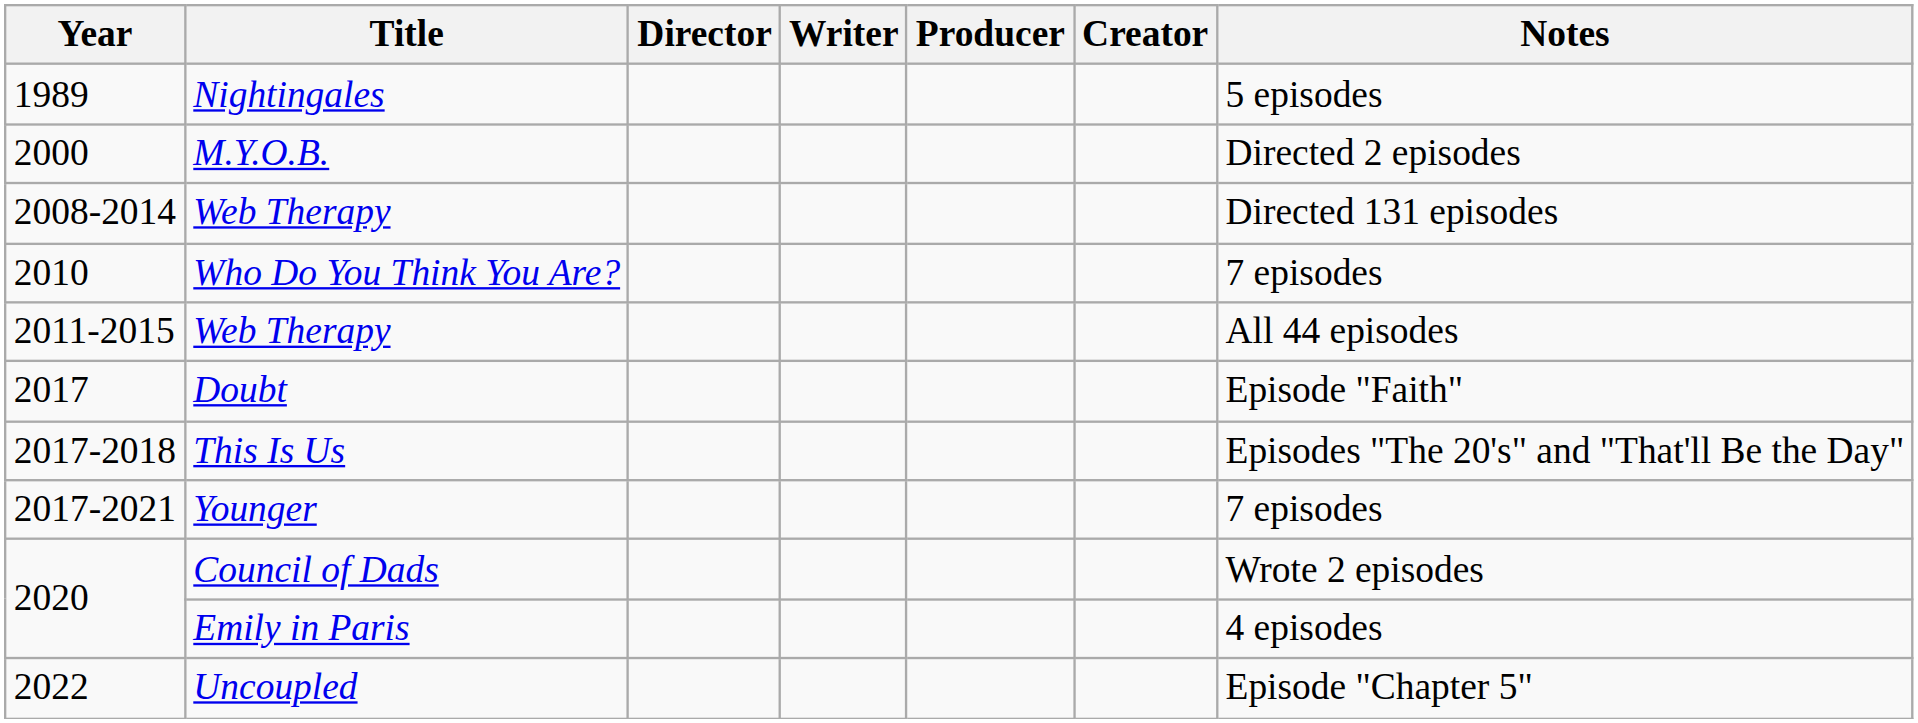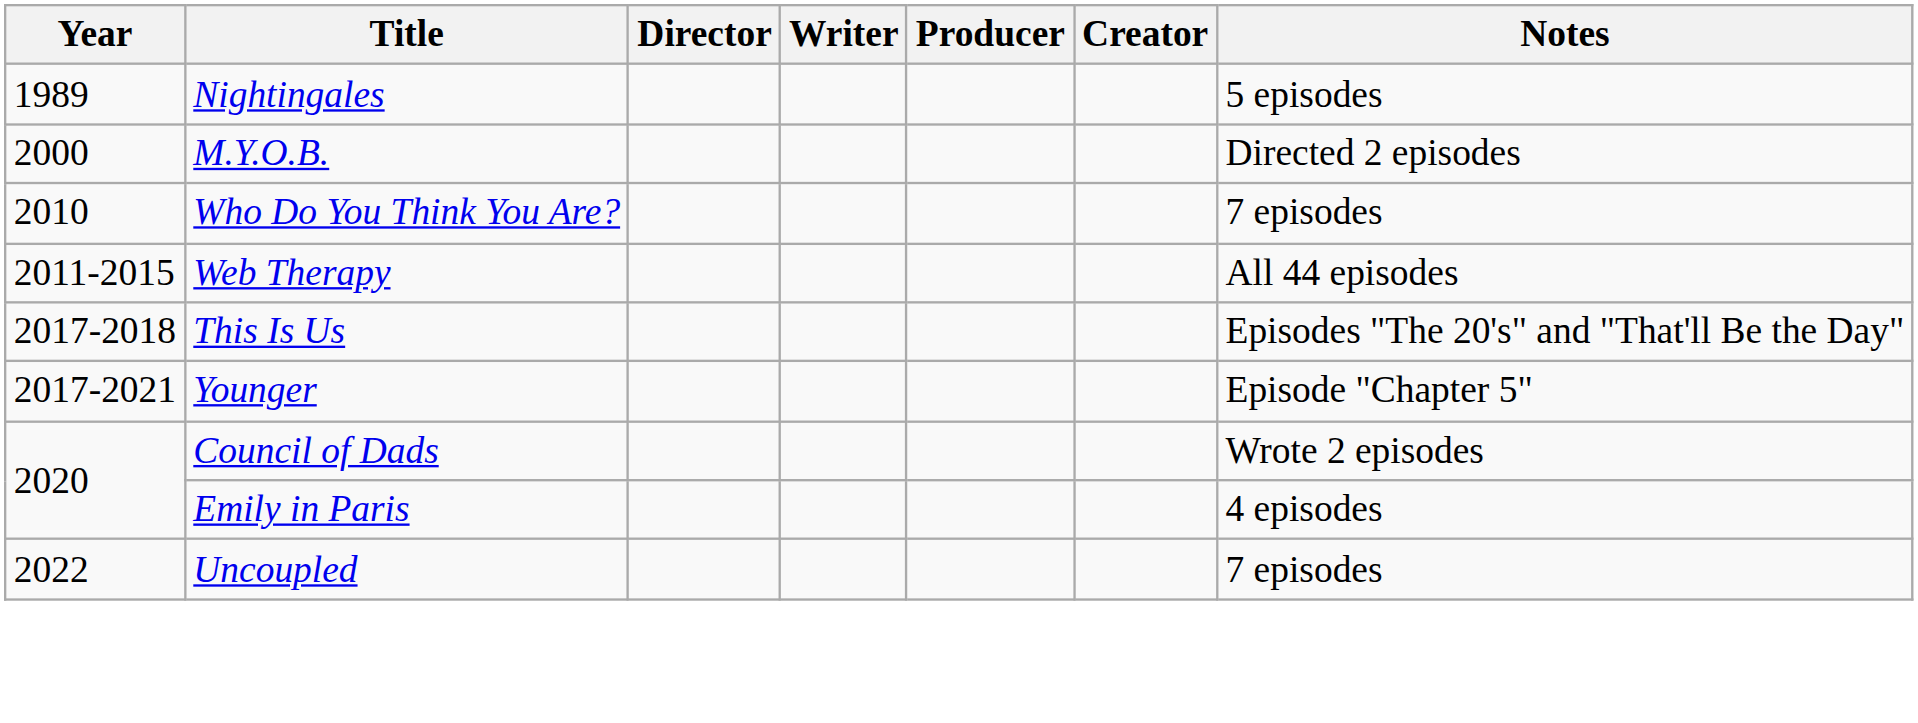- row: (95, 212)
- row: (51, 390)
(1304, 509) 7 episodes -> (1379, 390) Episode "Chapter 5"
(1379, 687) Episode "Chapter 5" -> (1304, 568) 7 episodes
